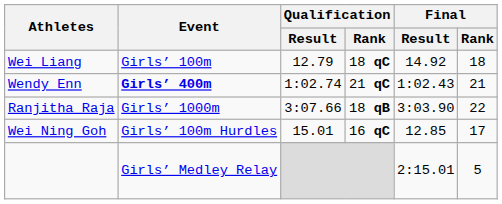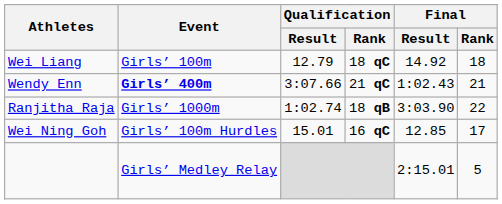(313, 85) 1:02.74 -> (313, 85) 3:07.66
(313, 108) 3:07.66 -> (313, 108) 1:02.74
